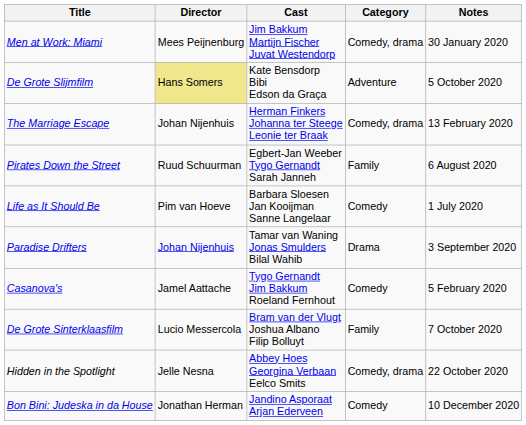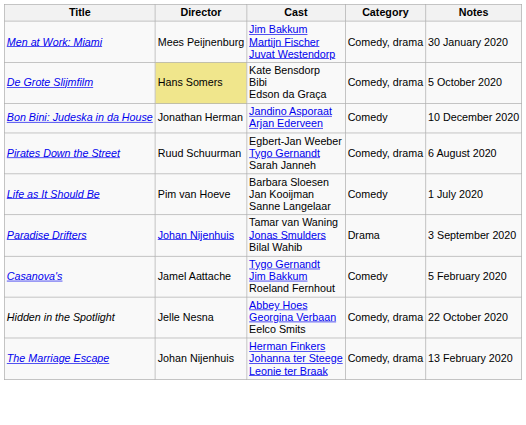(372, 83) Adventure -> (385, 83) Comedy, drama
rows swapped: (58, 124) <-> (80, 406)
(363, 165) Family -> (385, 153) Comedy, drama
- row: (65, 329)
